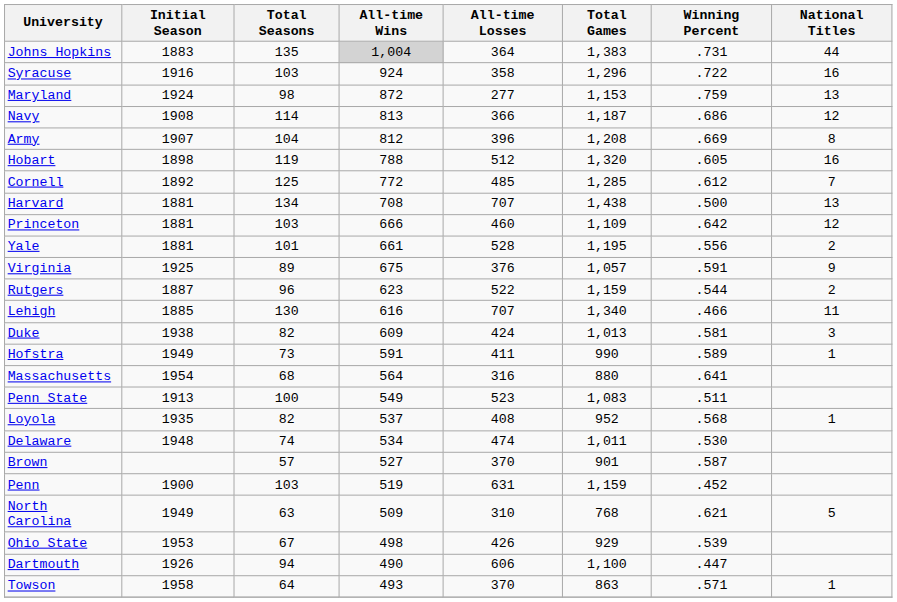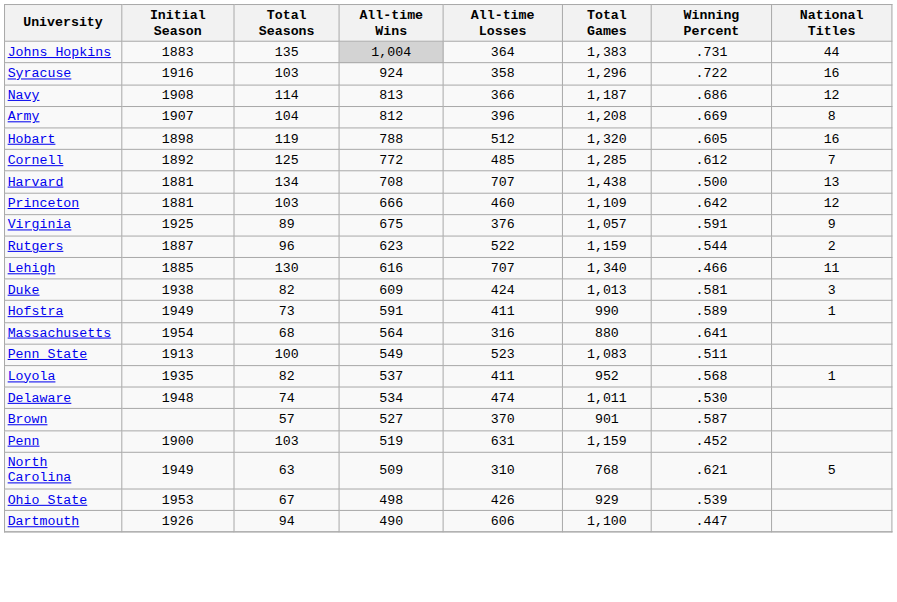- row: (40, 95)
- row: (24, 247)
(503, 420) 408 -> (503, 376) 411
- row: (32, 586)
